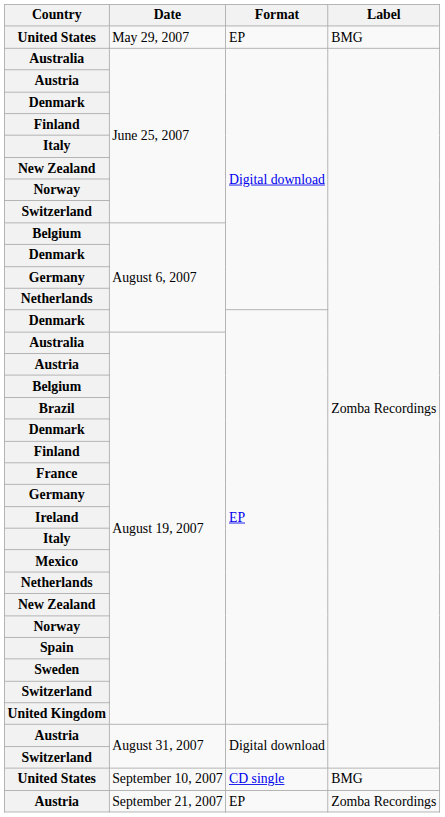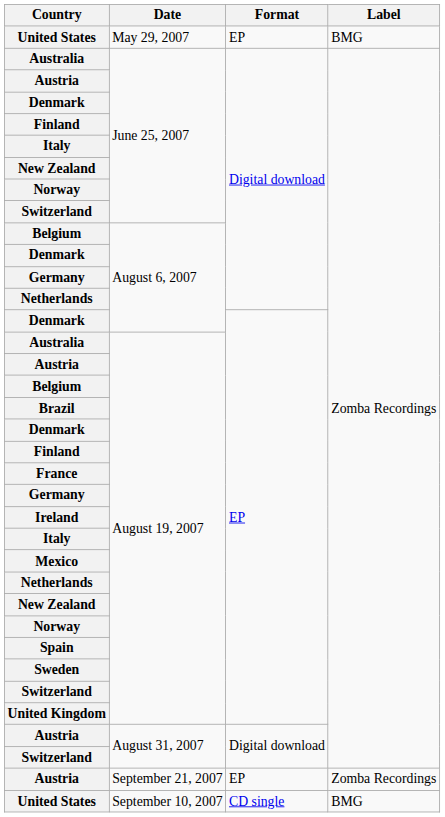rows swapped: (57, 779) <-> (57, 801)
